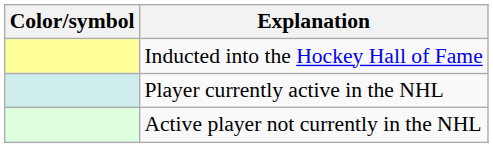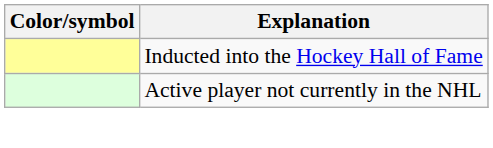- row: (294, 90)
